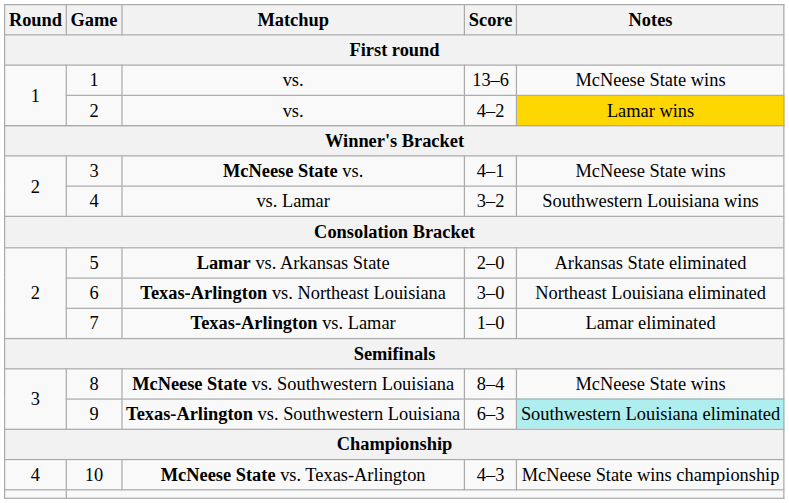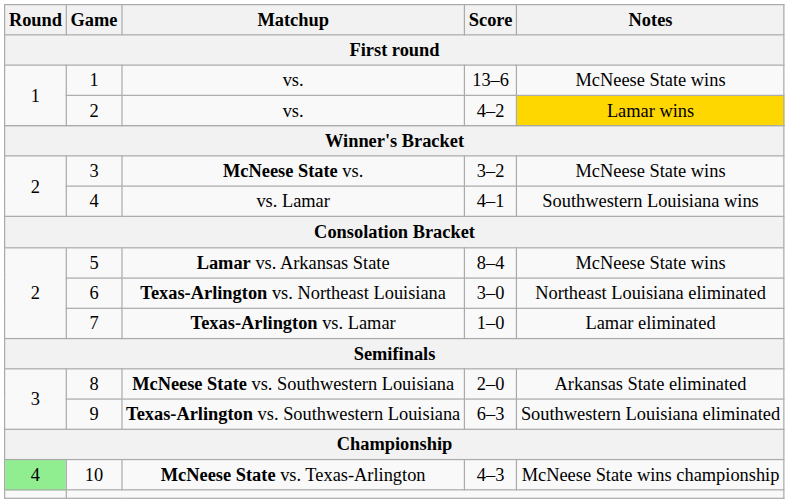(491, 171) 4–1 -> (491, 171) 3–2
(491, 201) 3–2 -> (491, 201) 4–1
(491, 262) 2–0 -> (491, 262) 8–4
(651, 262) Arkansas State eliminated -> (651, 262) McNeese State wins
(491, 383) 8–4 -> (491, 383) 2–0
(651, 383) McNeese State wins -> (651, 383) Arkansas State eliminated
(651, 414) paleturquoise background -> (651, 414) no background
(35, 474) no background -> (35, 474) lightgreen background
